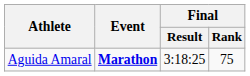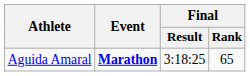(227, 60) 75 -> (227, 60) 65
